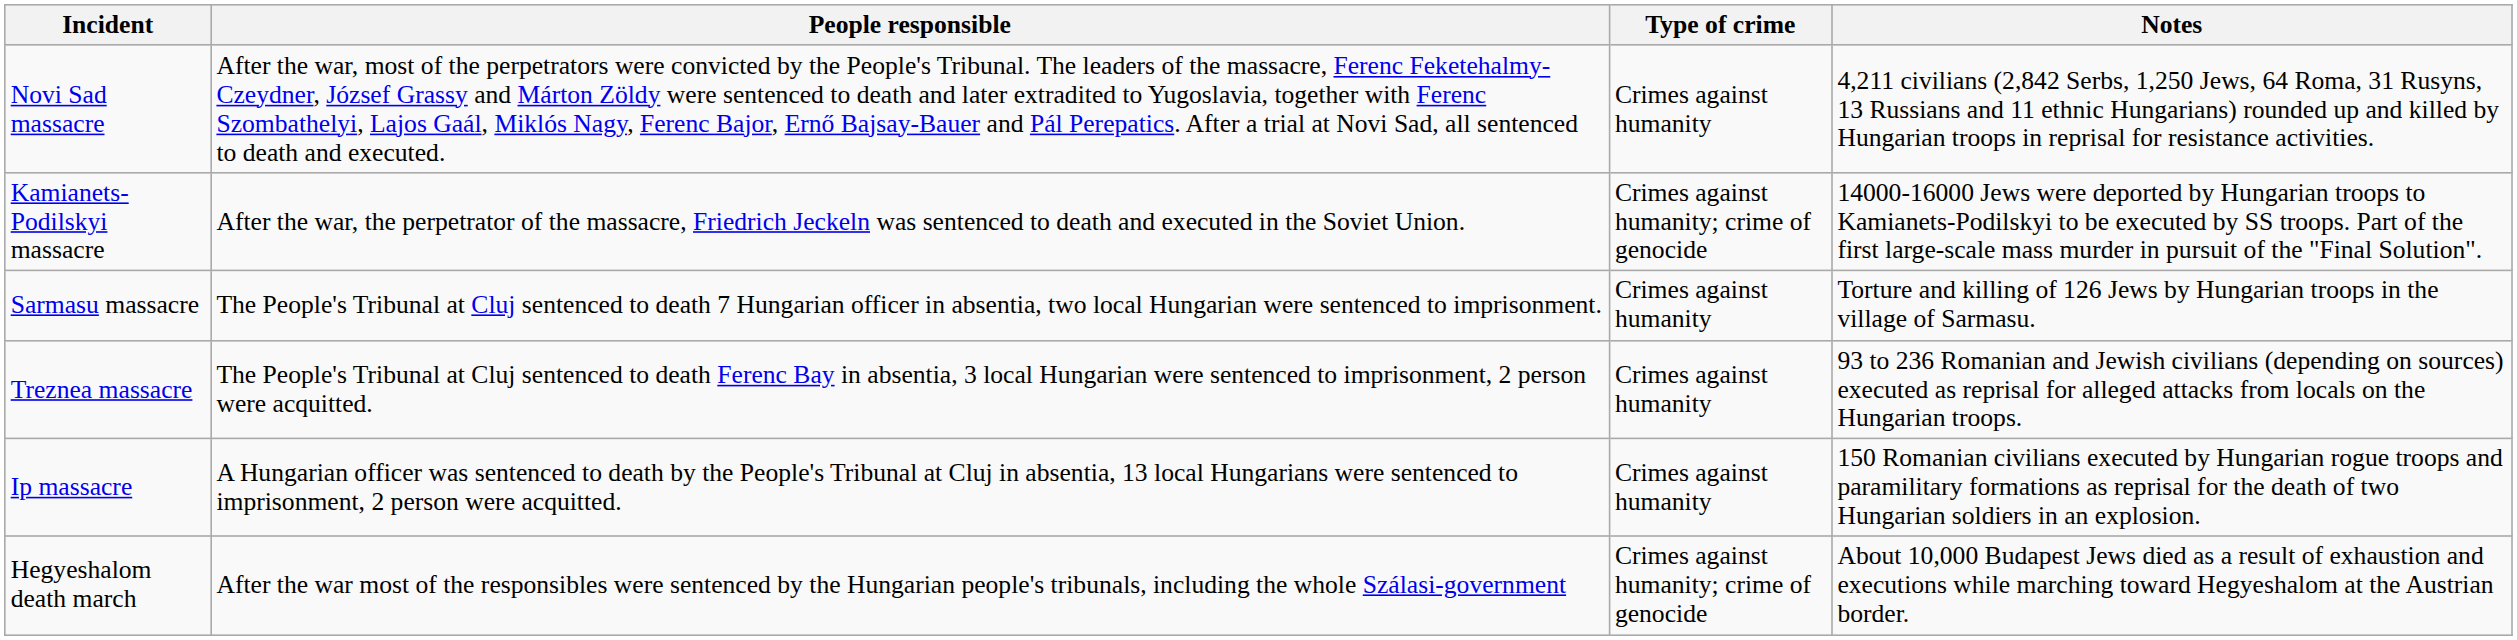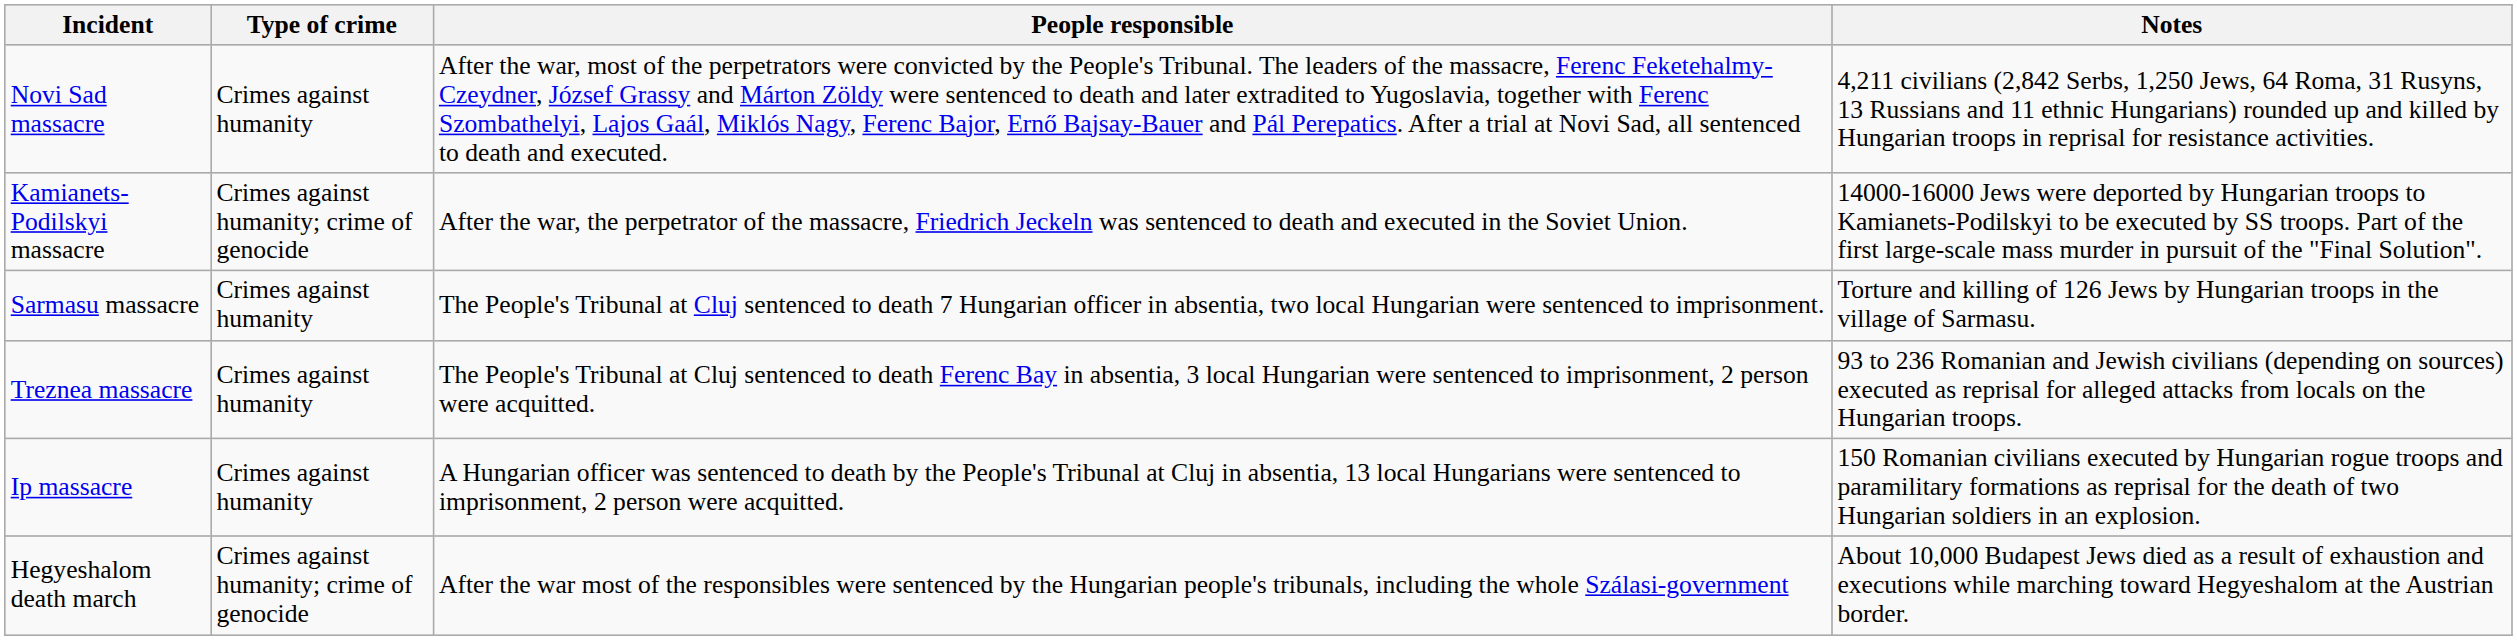columns swapped: (1720, 24) <-> (910, 24)
